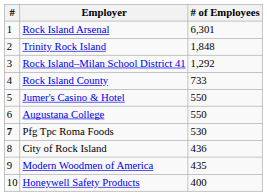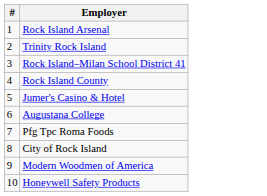- column: (225, 13)
(9, 132) bold -> (9, 132) normal
